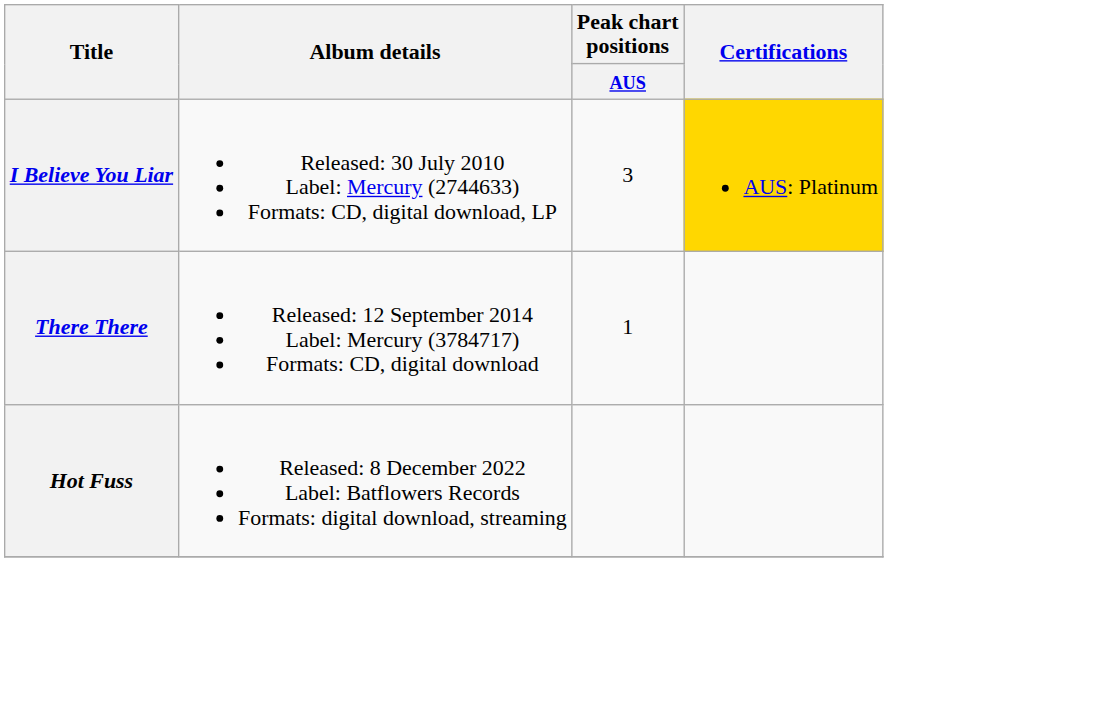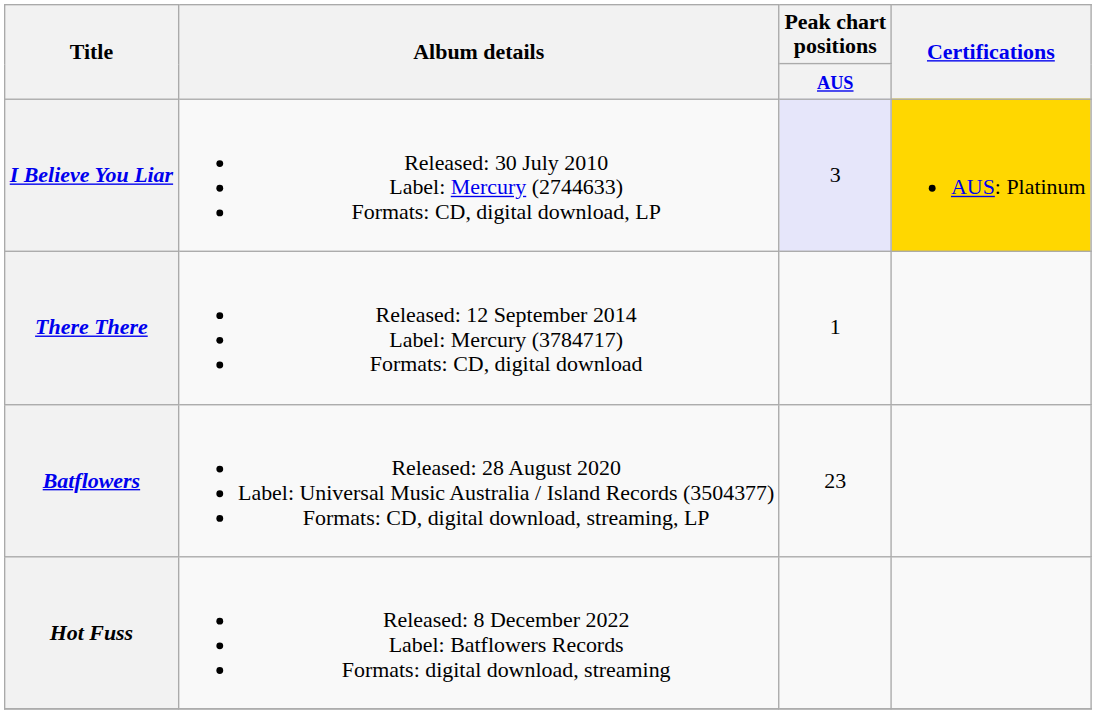(628, 174) no background -> (835, 174) lavender background
+ row: (91, 480)
